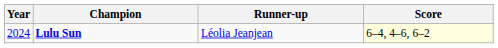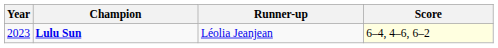(19, 33) 2024 -> (19, 33) 2023
